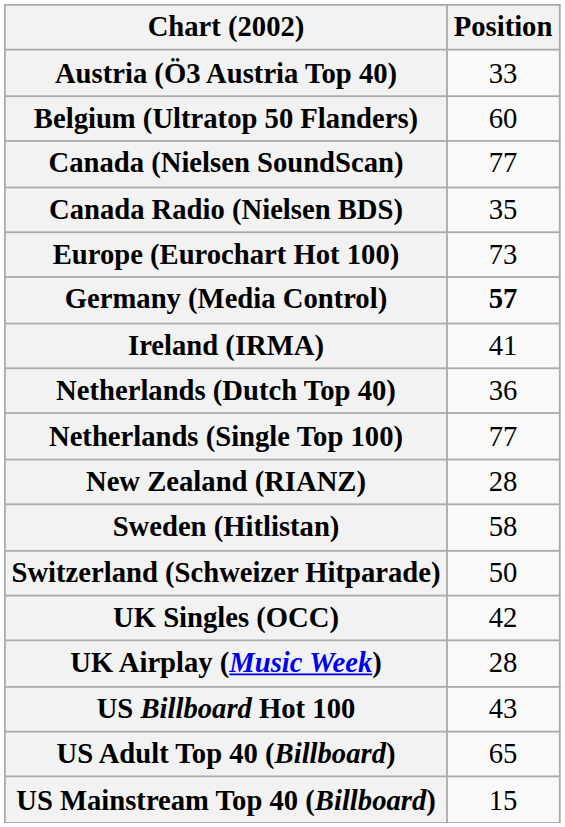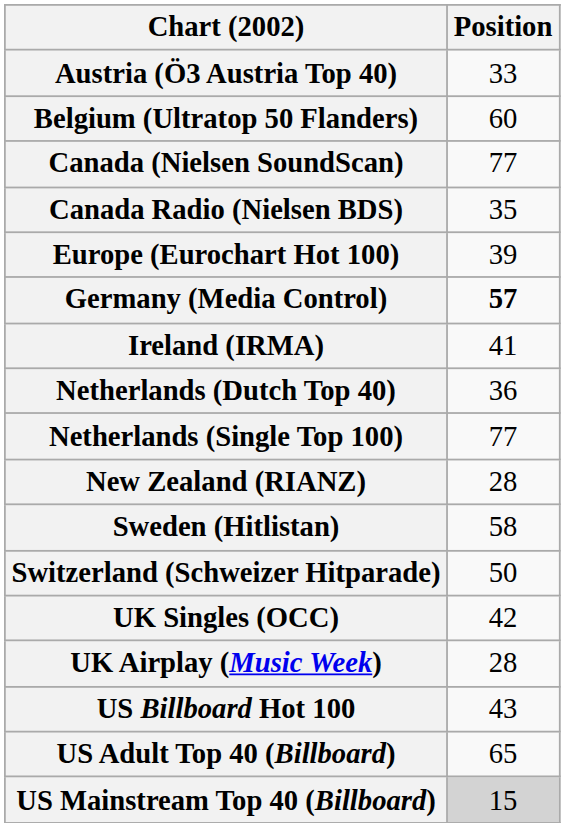(503, 254) 73 -> (503, 254) 39
(503, 799) no background -> (503, 799) lightgrey background
